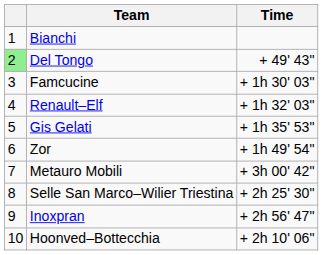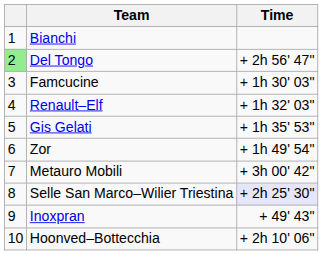(287, 60) + 49' 43" -> (277, 60) + 2h 56' 47"
(277, 194) no background -> (277, 194) lavender background
(277, 216) + 2h 56' 47" -> (287, 216) + 49' 43"
